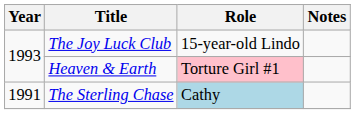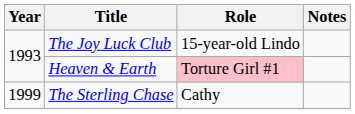(25, 95) 1991 -> (25, 95) 1999
(201, 95) lightblue background -> (201, 95) no background
